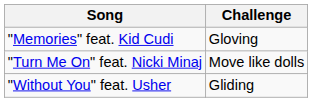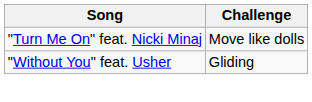- row: (91, 39)
